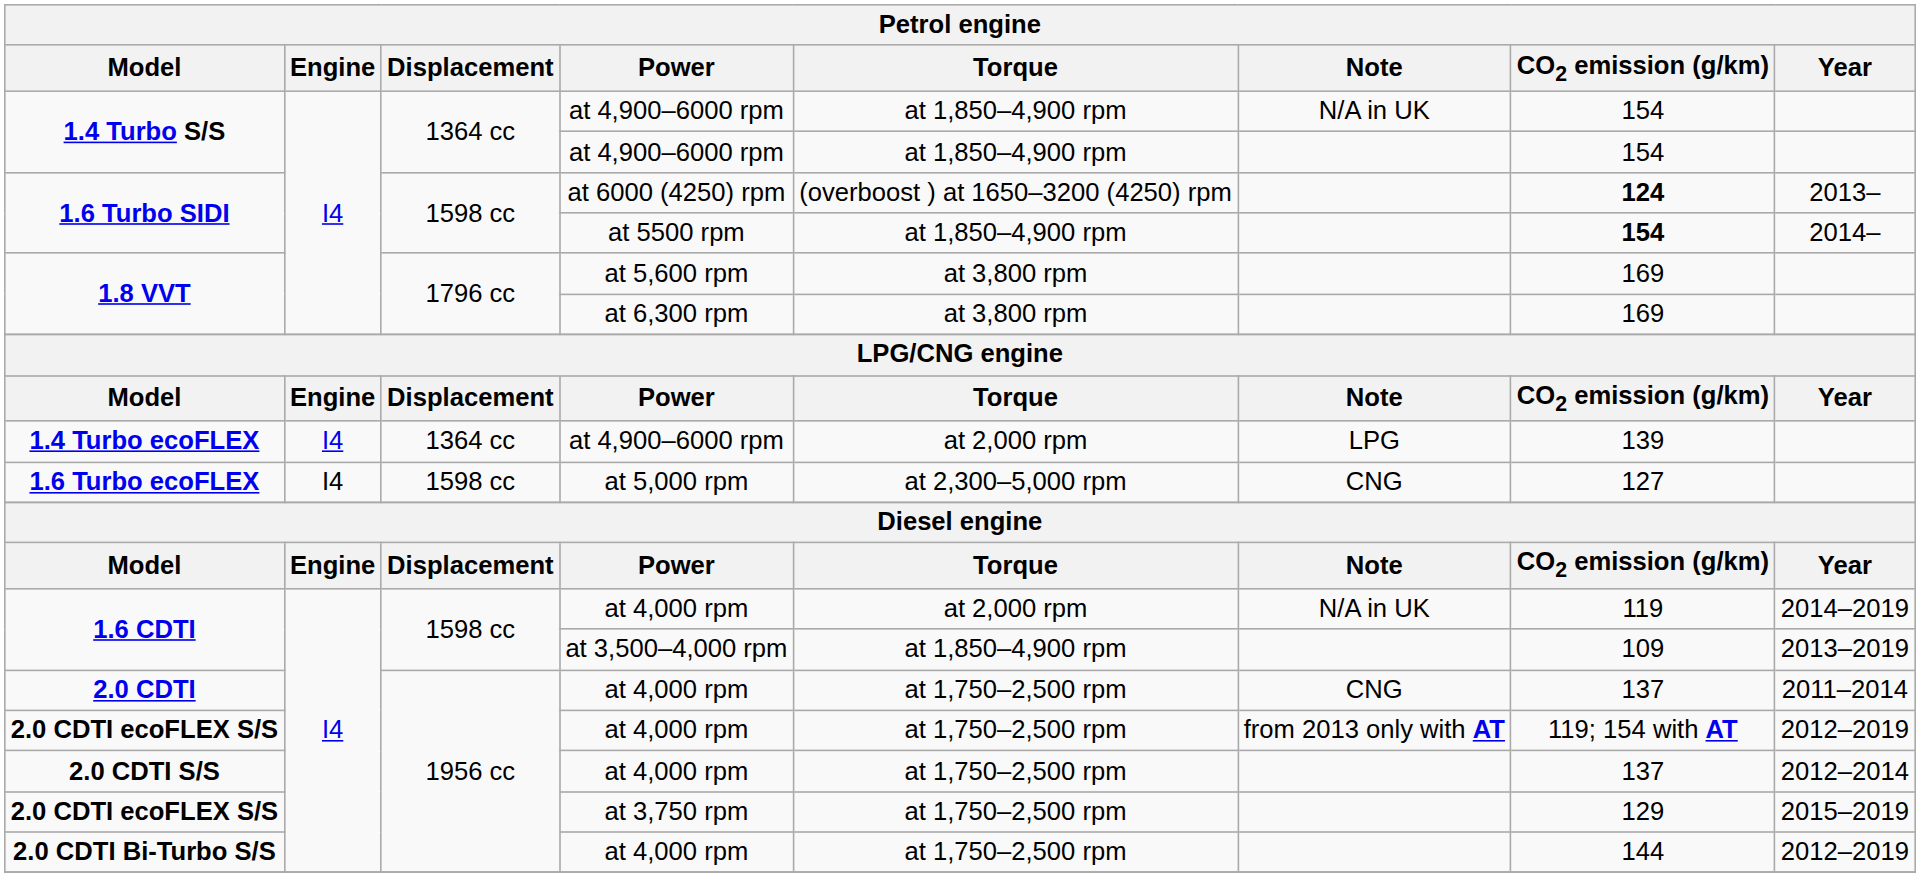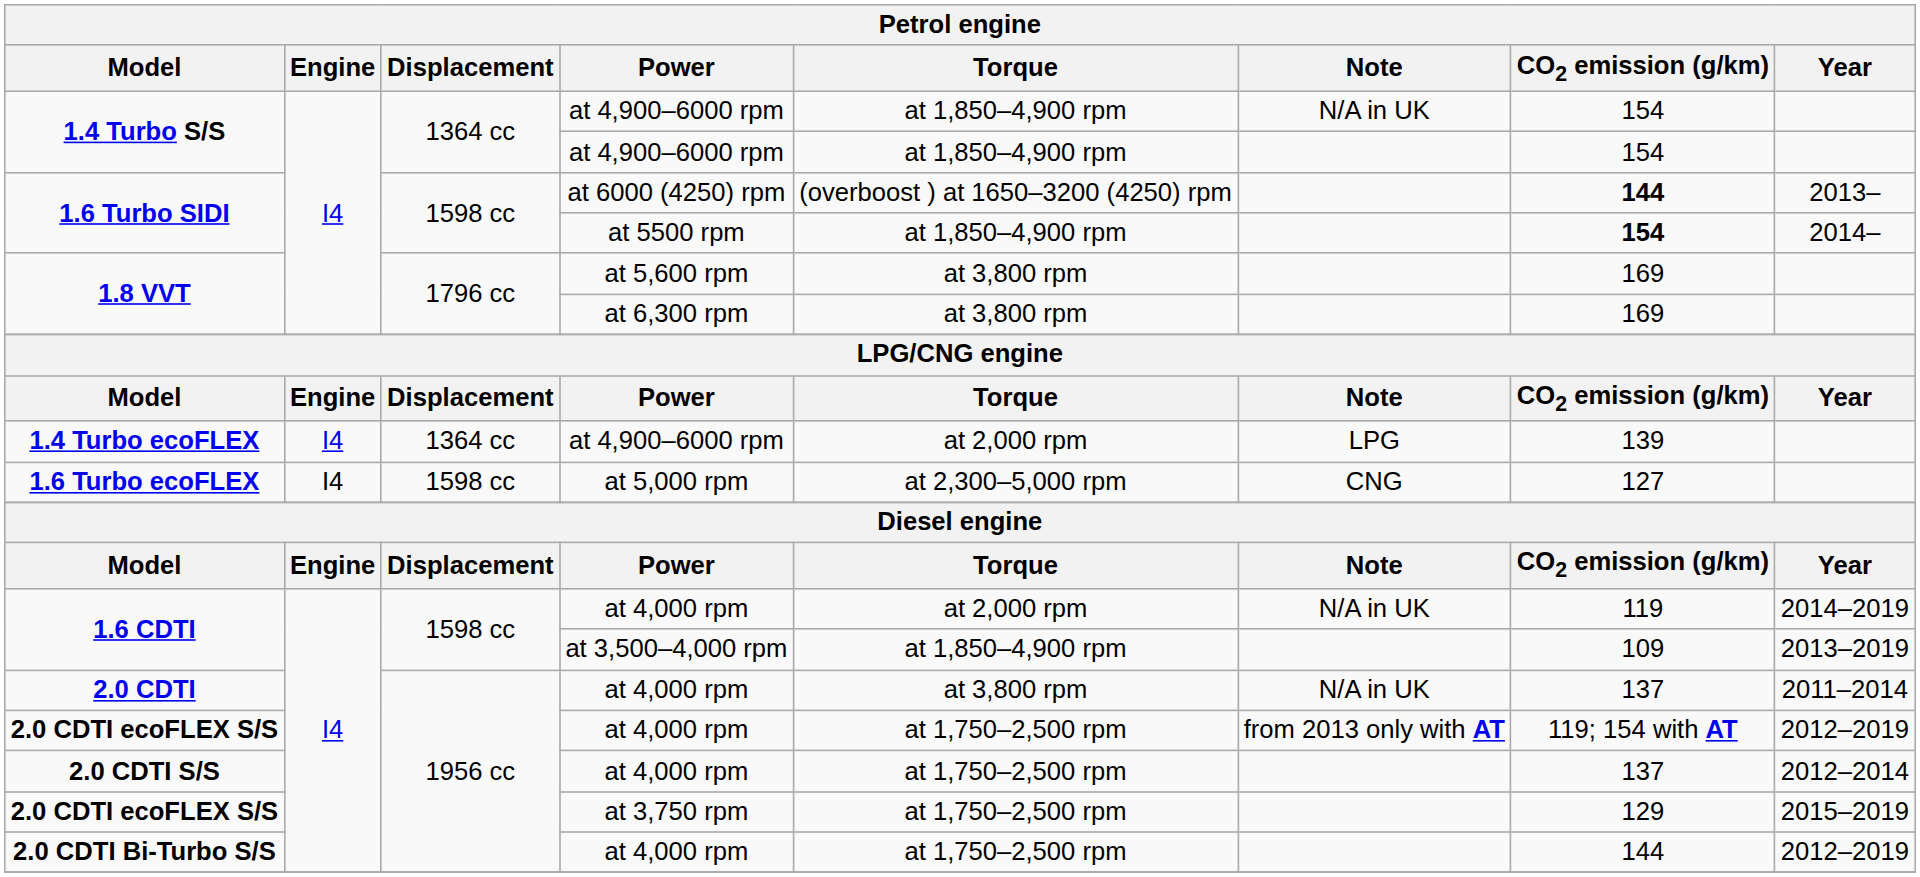(1643, 192) 124 -> (1643, 192) 144
(1016, 689) at 1,750–2,500 rpm -> (1016, 689) at 3,800 rpm
(1374, 689) CNG -> (1374, 689) N/A in UK
